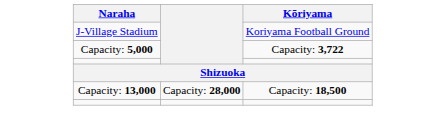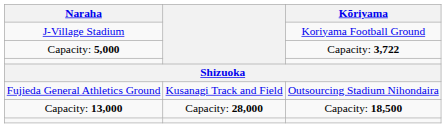+ row: (84, 90)
